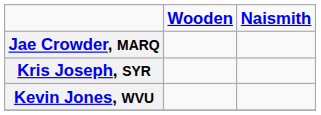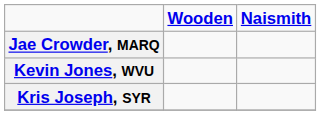rows swapped: (84, 97) <-> (84, 71)
